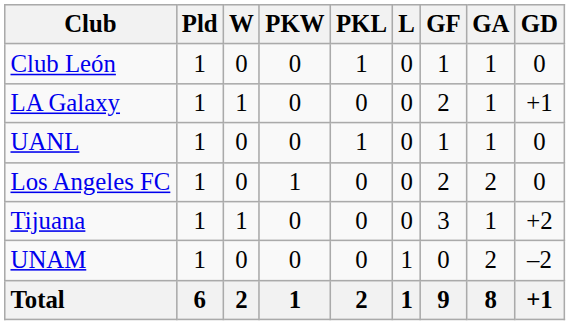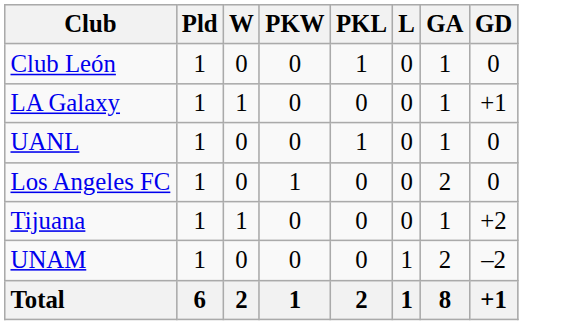- column: (444, 24)
